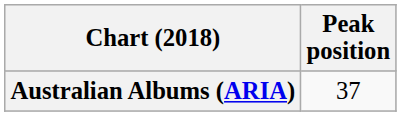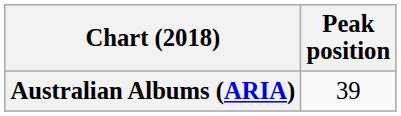(348, 90) 37 -> (348, 90) 39
